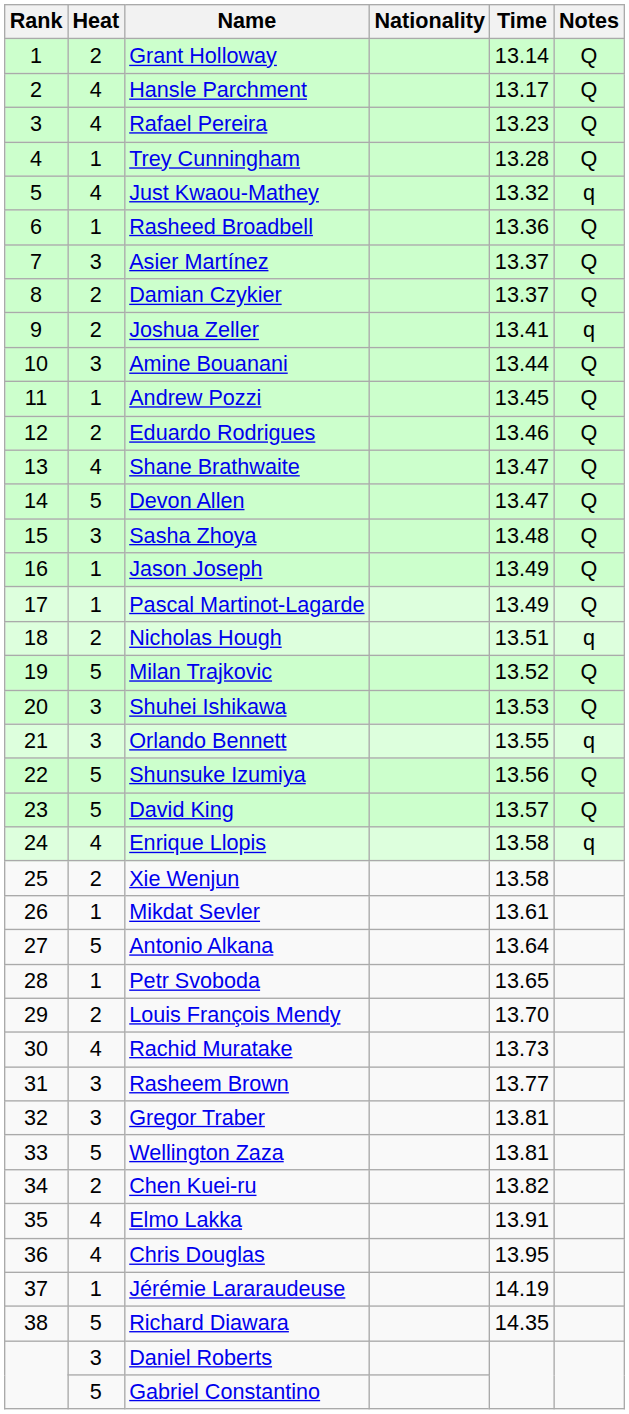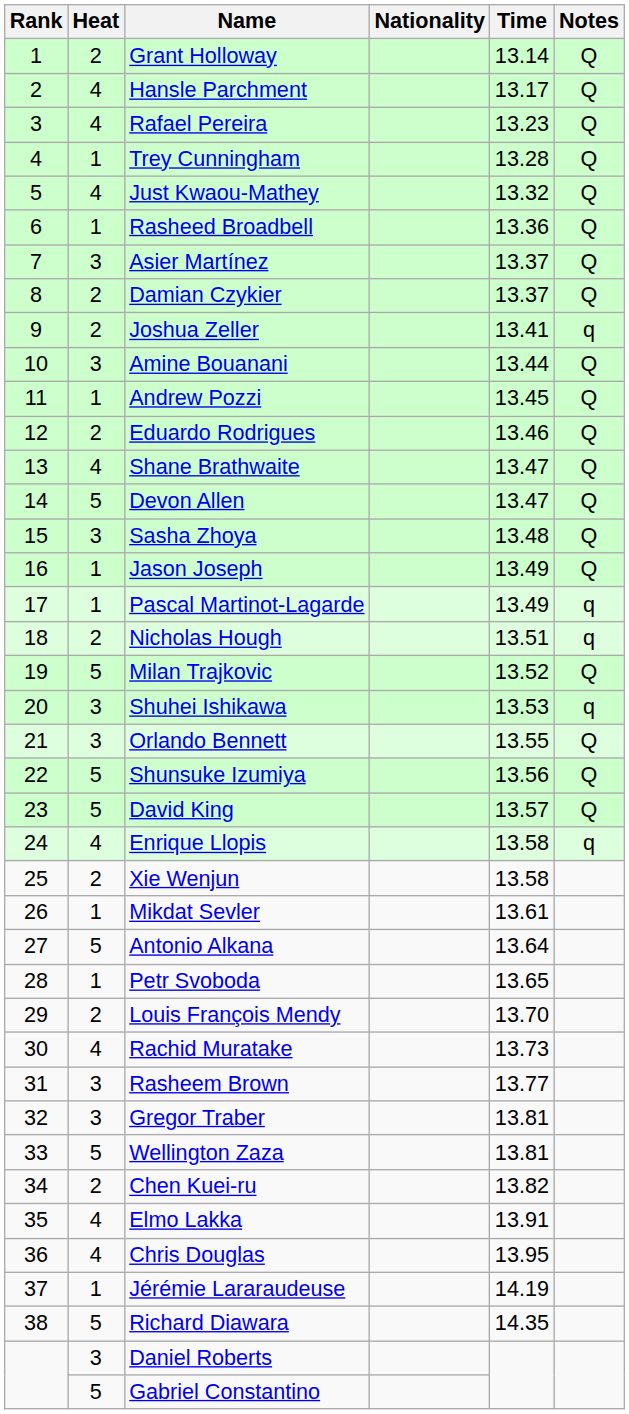(589, 192) q -> (589, 192) Q
(589, 603) Q -> (589, 603) q
(589, 706) Q -> (589, 706) q
(589, 741) q -> (589, 741) Q
